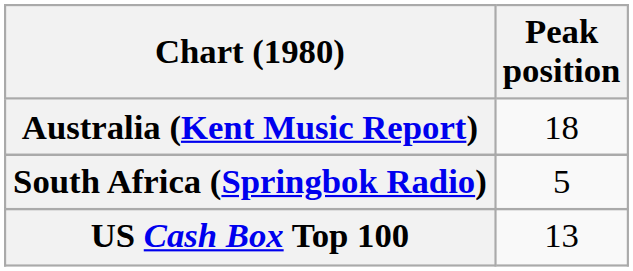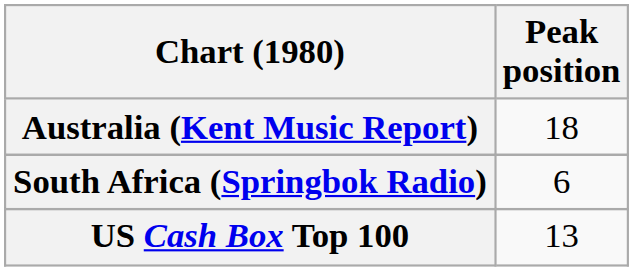(562, 181) 5 -> (562, 181) 6
